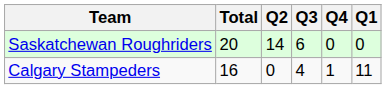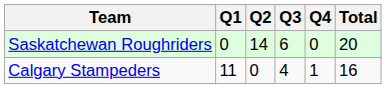columns swapped: (366, 17) <-> (239, 17)
